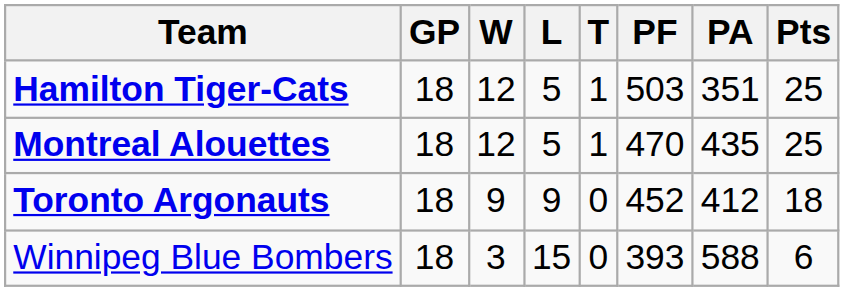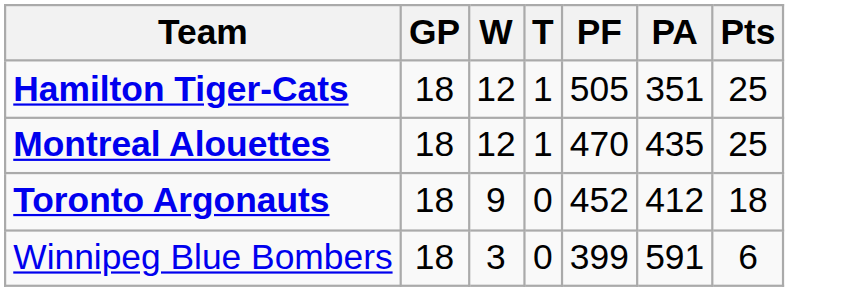- column: (552, 32)
(655, 88) 503 -> (599, 88) 505
(655, 256) 393 -> (599, 256) 399
(730, 256) 588 -> (675, 256) 591
